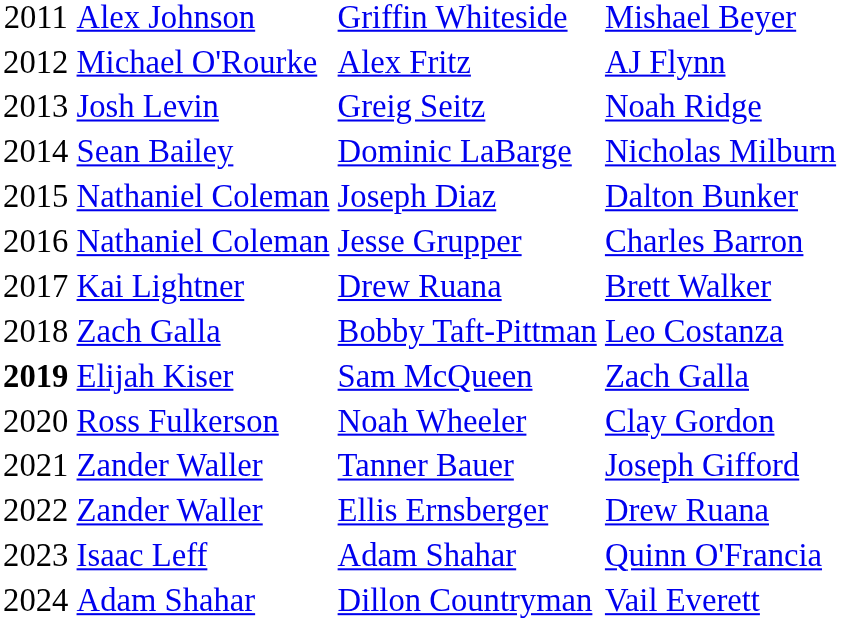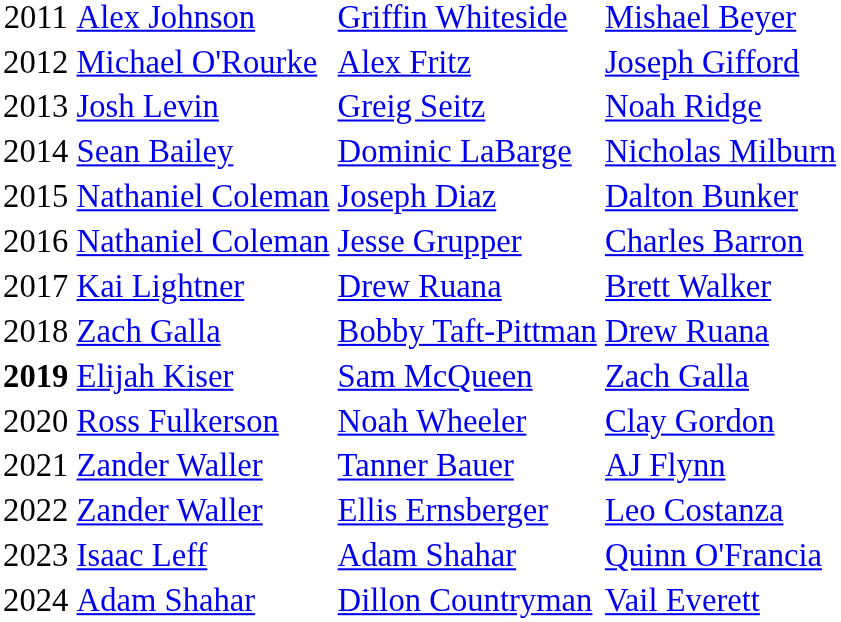(665, 61) AJ Flynn -> (702, 61) Joseph Gifford
(694, 331) Leo Costanza -> (687, 331) Drew Ruana
(702, 465) Joseph Gifford -> (665, 465) AJ Flynn
(687, 510) Drew Ruana -> (694, 510) Leo Costanza
